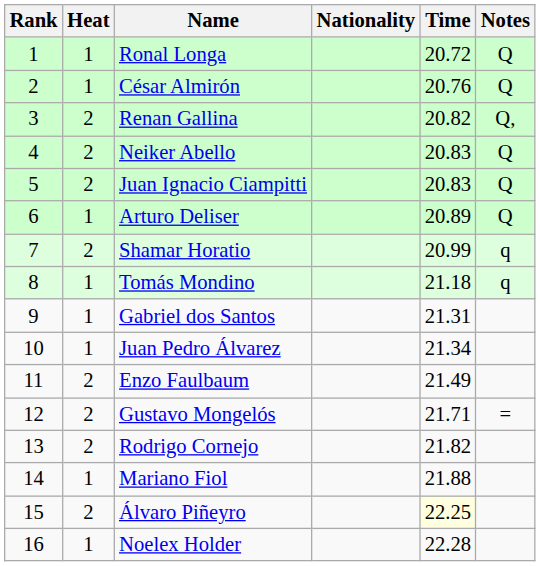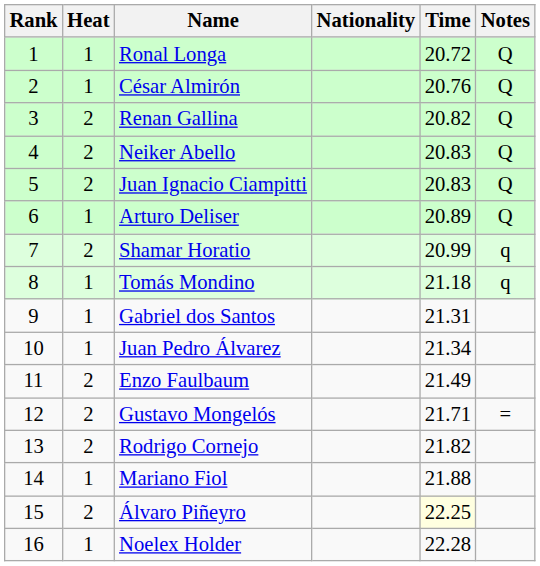(505, 119) Q, -> (505, 119) Q
